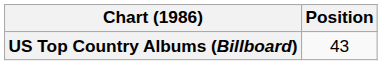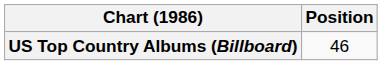(340, 45) 43 -> (340, 45) 46
